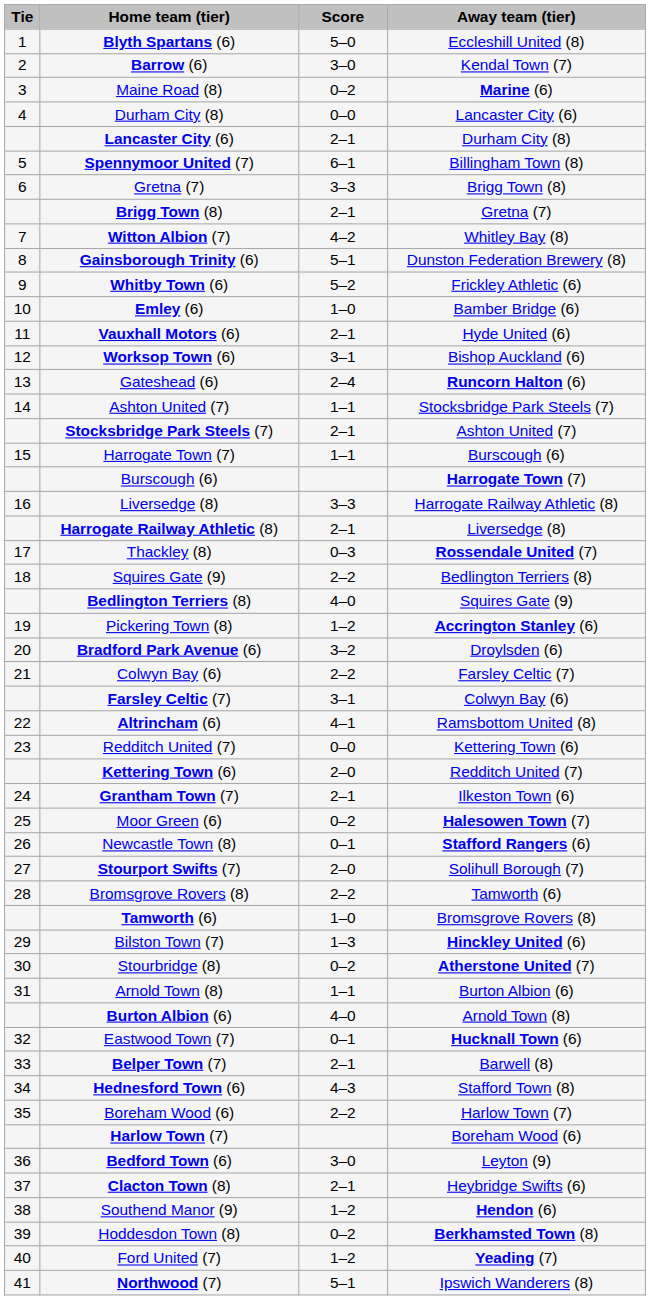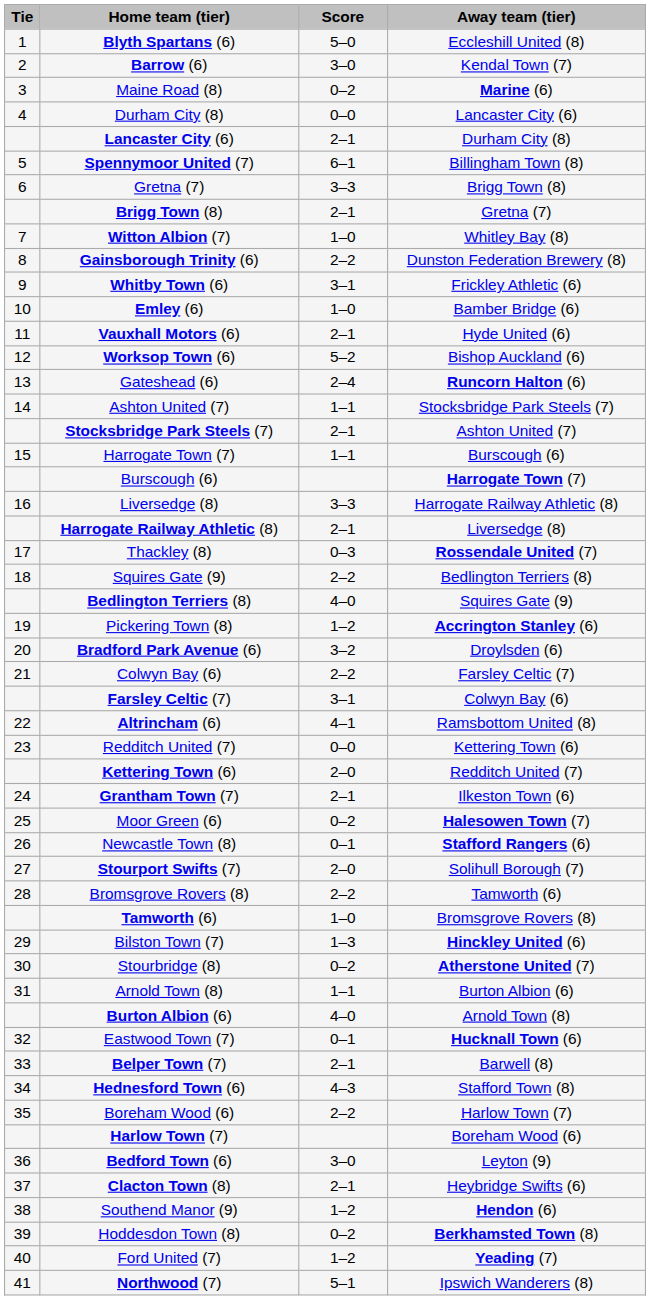(343, 236) 4–2 -> (343, 236) 1–0
(343, 261) 5–1 -> (343, 261) 2–2
(343, 285) 5–2 -> (343, 285) 3–1
(343, 358) 3–1 -> (343, 358) 5–2
